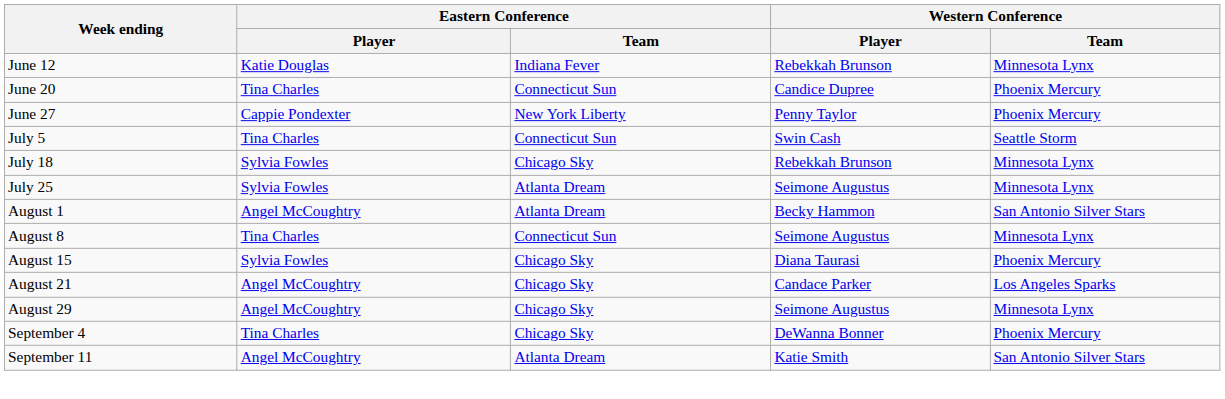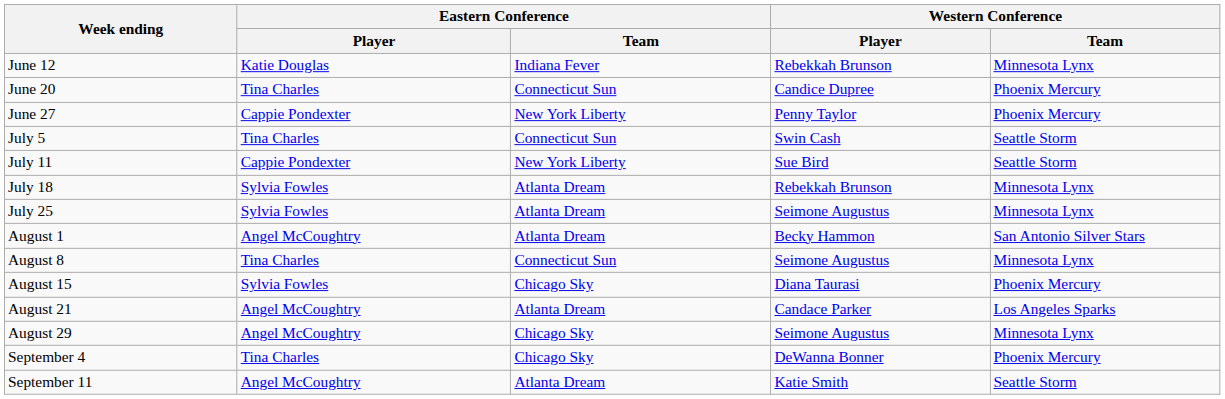+ row: (30, 162)
(554, 162) Chicago Sky -> (560, 187) Atlanta Dream
(554, 284) Chicago Sky -> (560, 308) Atlanta Dream
(1069, 357) San Antonio Silver Stars -> (1035, 382) Seattle Storm
